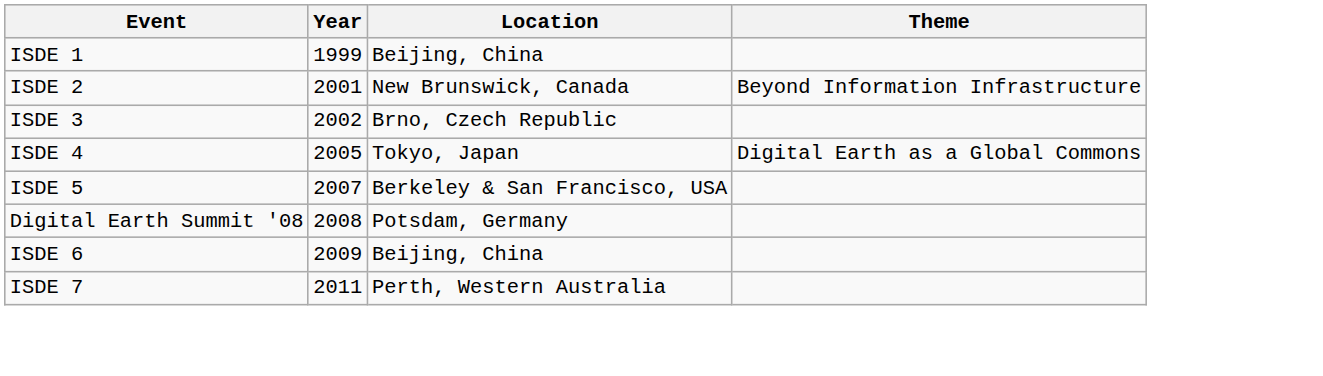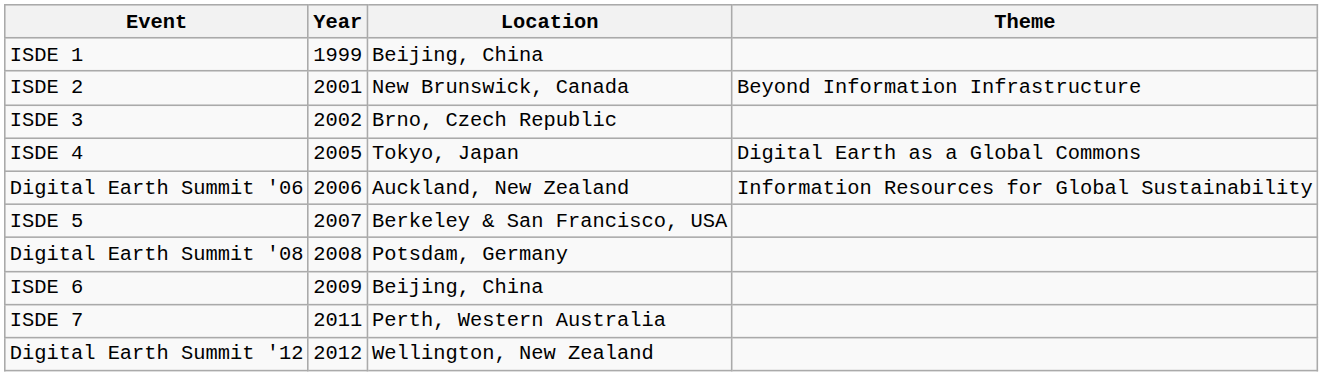+ row: (157, 188)
+ row: (157, 354)
